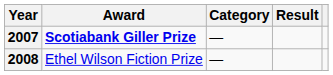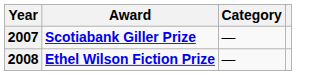- column: (297, 15)
(124, 59) normal -> (130, 59) bold
